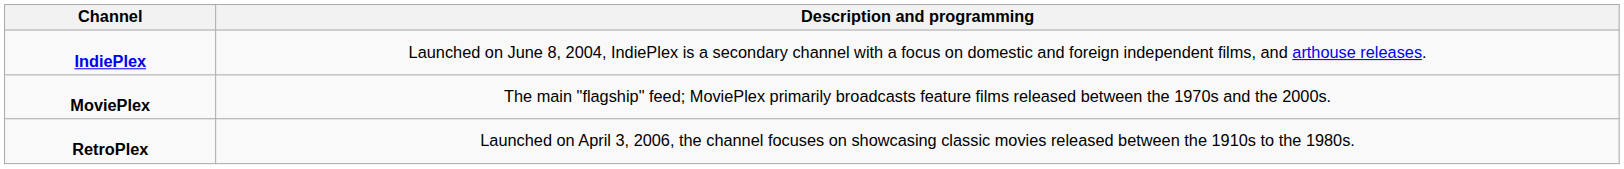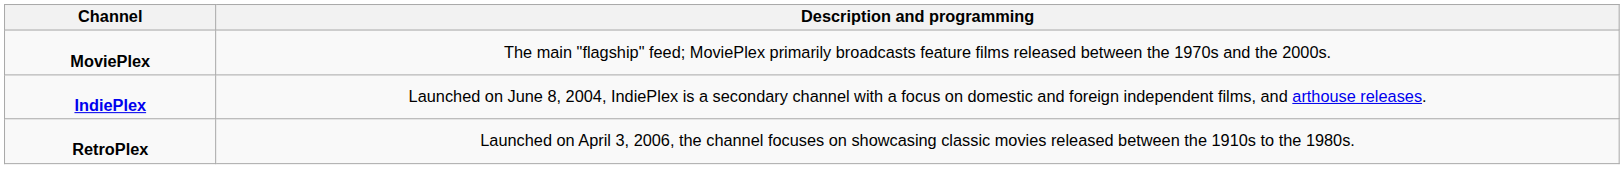rows swapped: (110, 105) <-> (110, 61)
